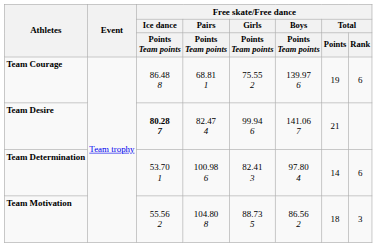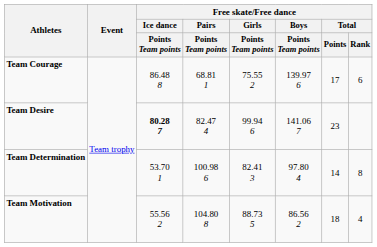(335, 80) 19 -> (335, 80) 17
(335, 126) 21 -> (335, 126) 23
(360, 173) 6 -> (360, 173) 8
(360, 219) 3 -> (360, 219) 4
